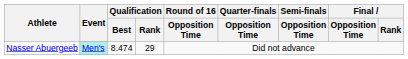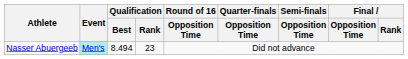(122, 48) 8.474 -> (122, 48) 8.494
(150, 48) 29 -> (150, 48) 23
